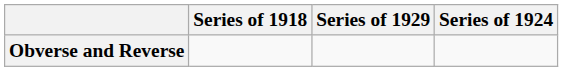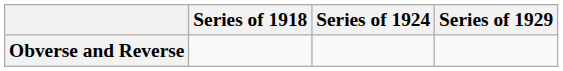columns swapped: (496, 19) <-> (373, 19)
